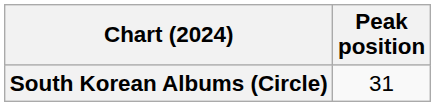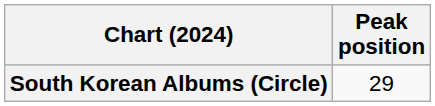(382, 82) 31 -> (382, 82) 29
